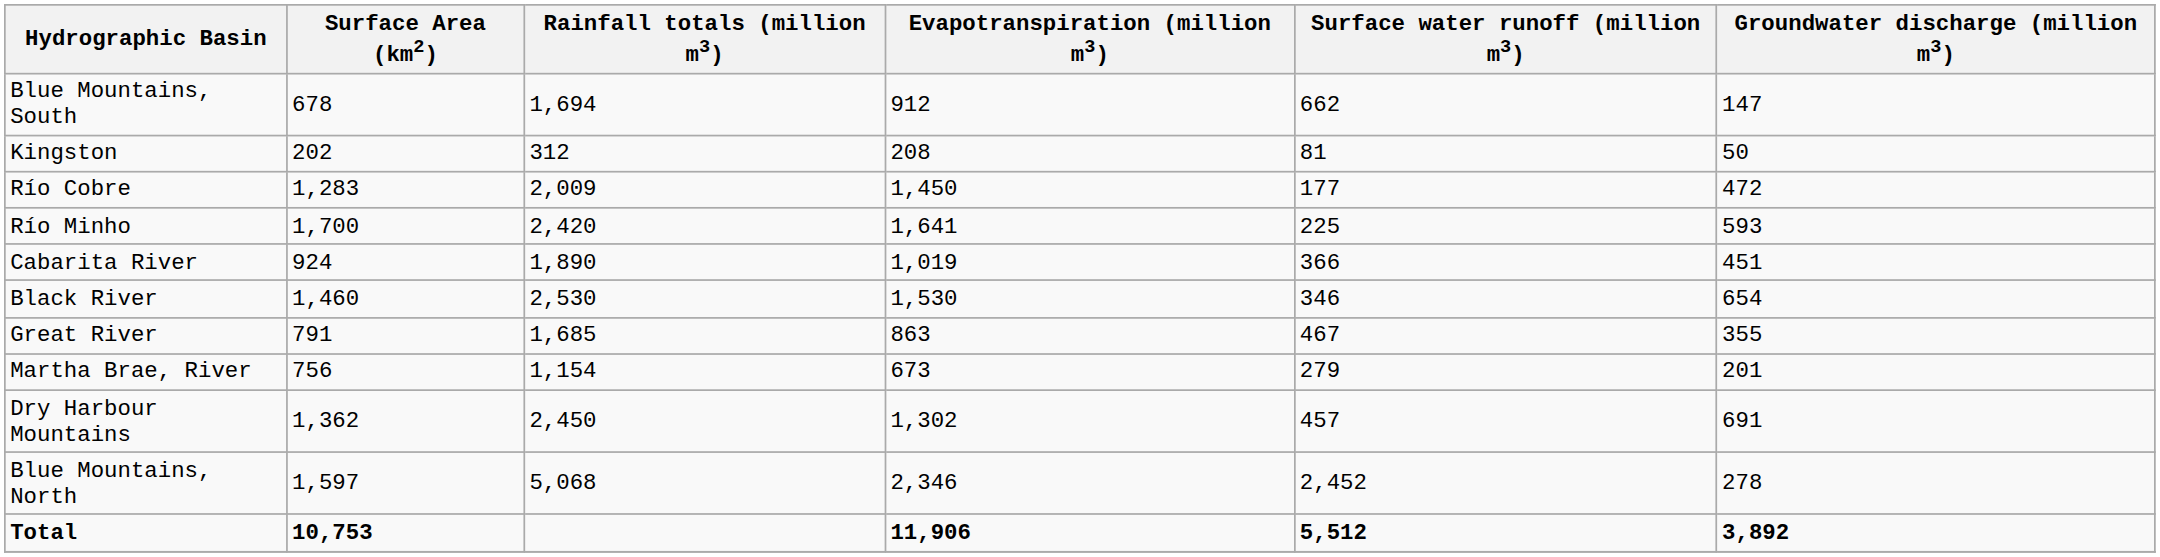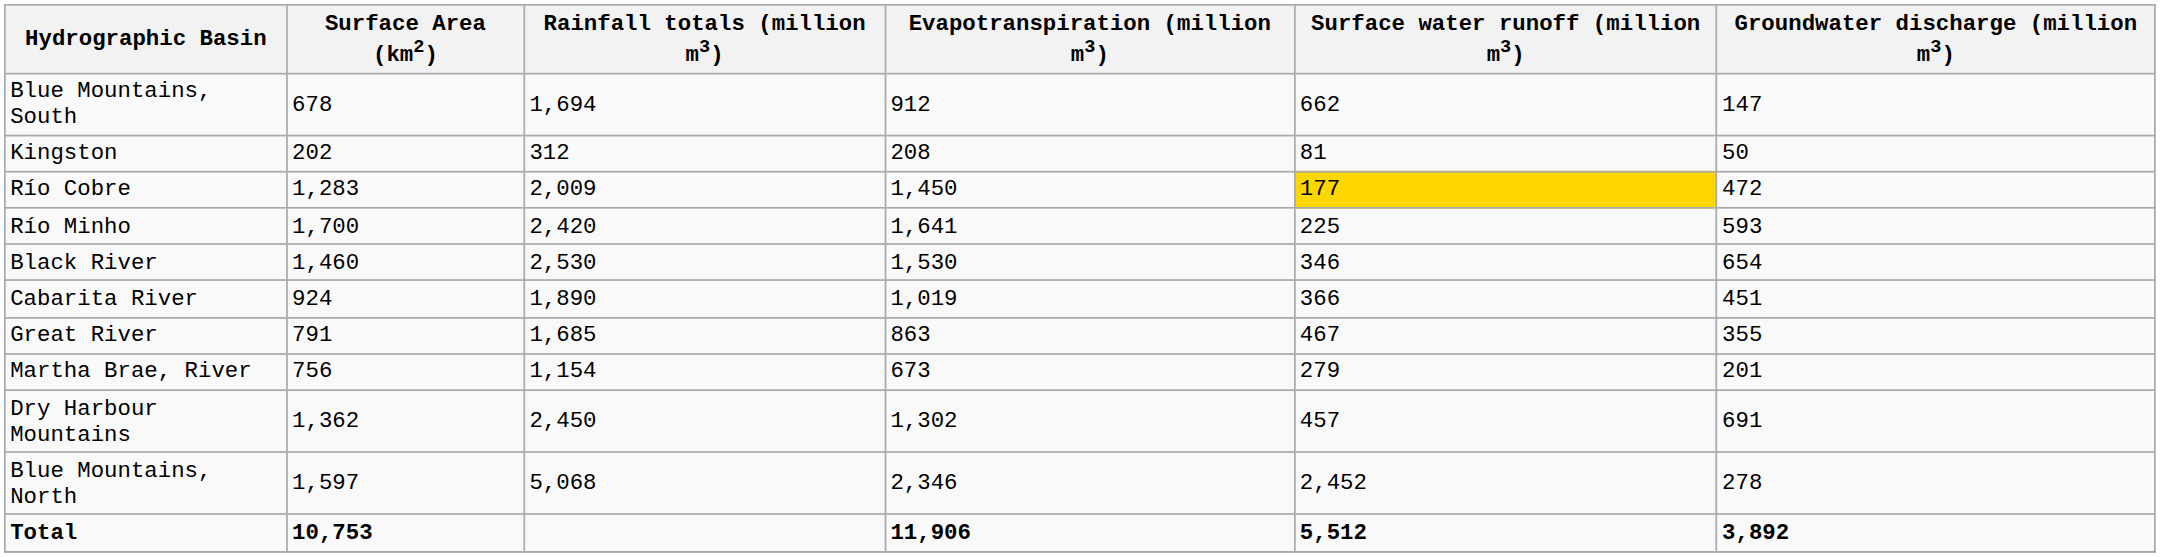(1320, 190) no background -> (1320, 190) gold background
rows swapped: (84, 299) <-> (104, 263)
